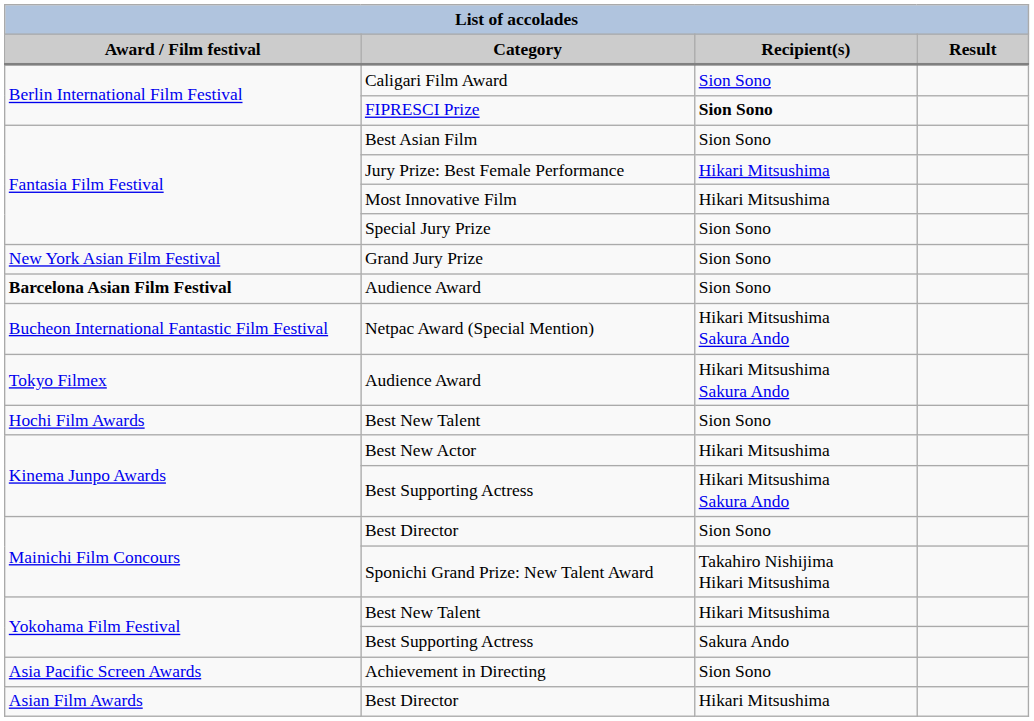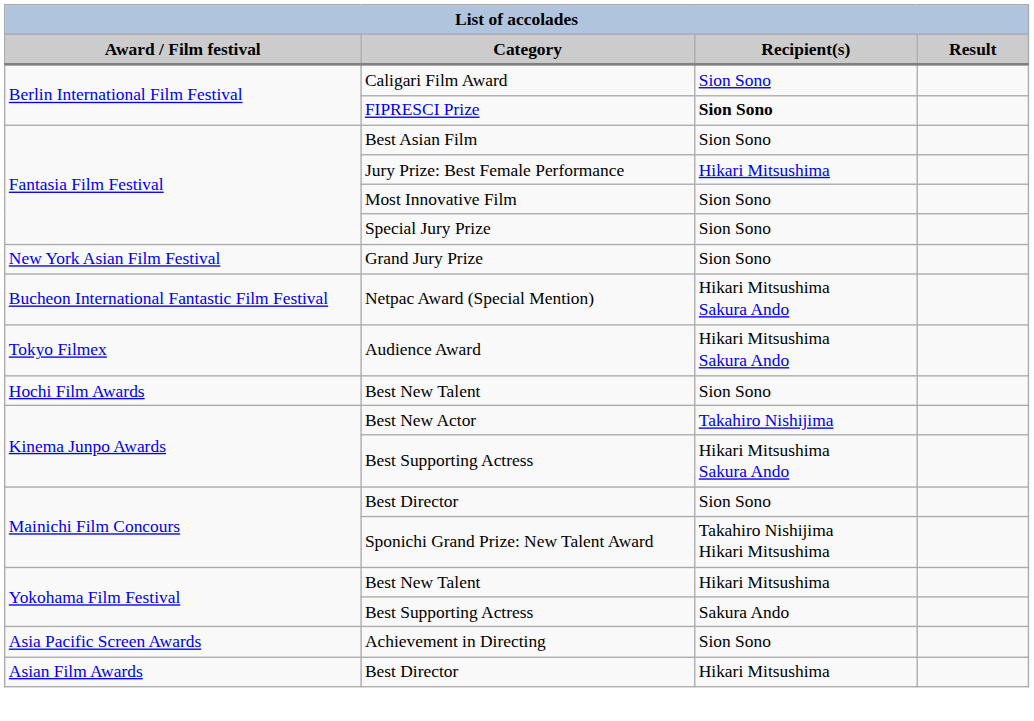(764, 199) Hikari Mitsushima -> (735, 199) Sion Sono
- row: (120, 288)
(764, 450) Hikari Mitsushima -> (766, 420) Takahiro Nishijima
